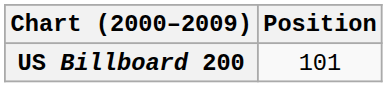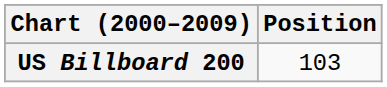(320, 63) 101 -> (320, 63) 103
